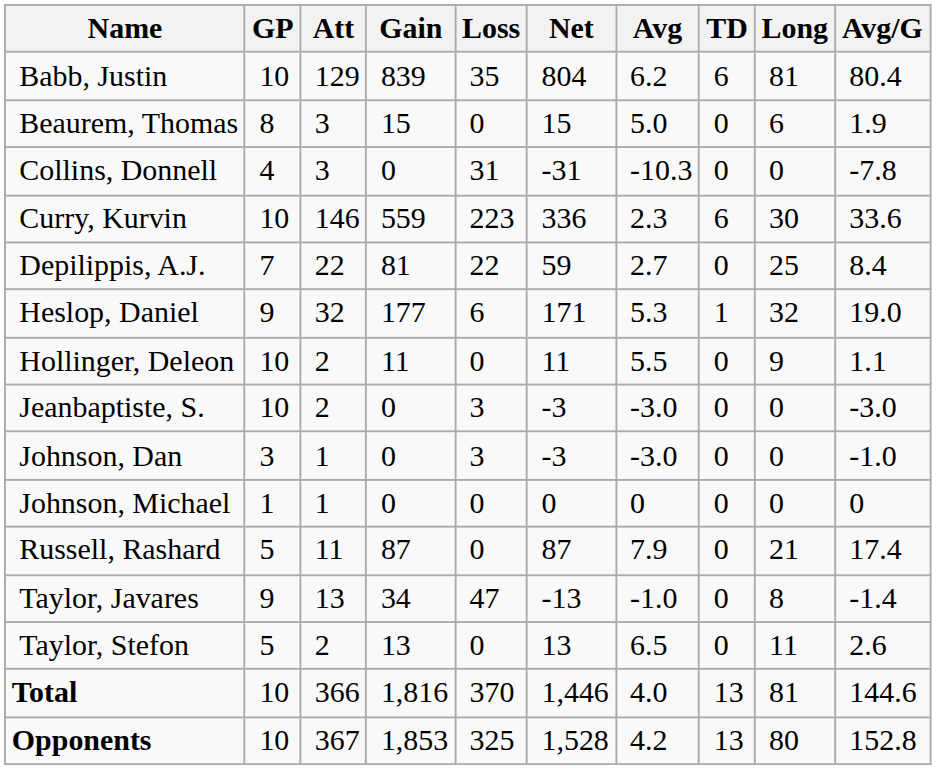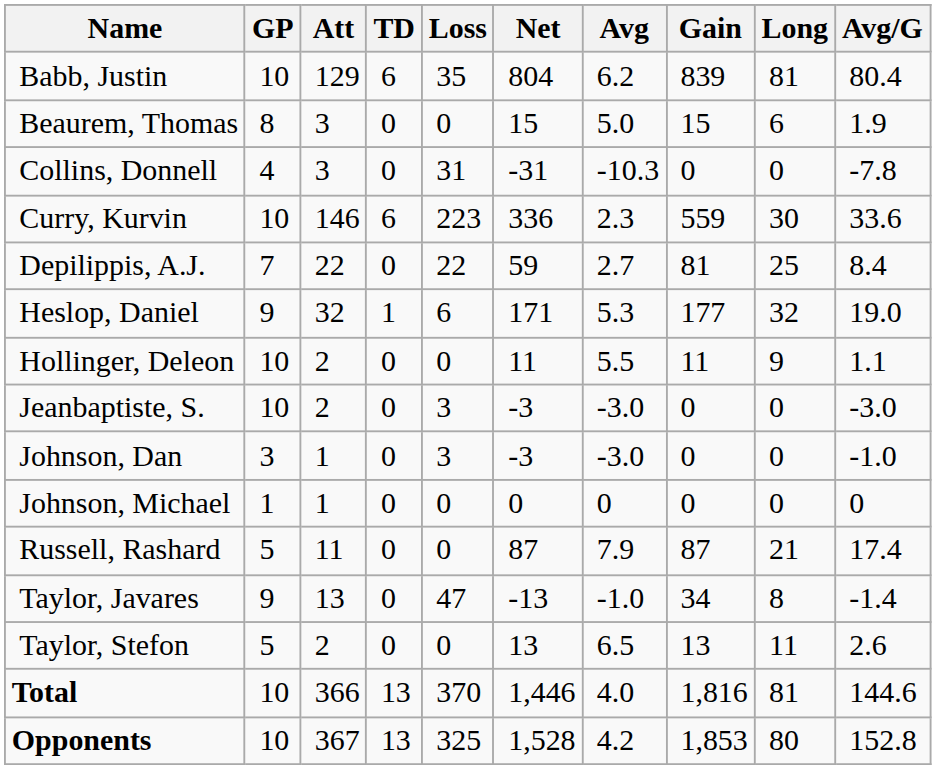columns swapped: (411, 28) <-> (727, 28)
